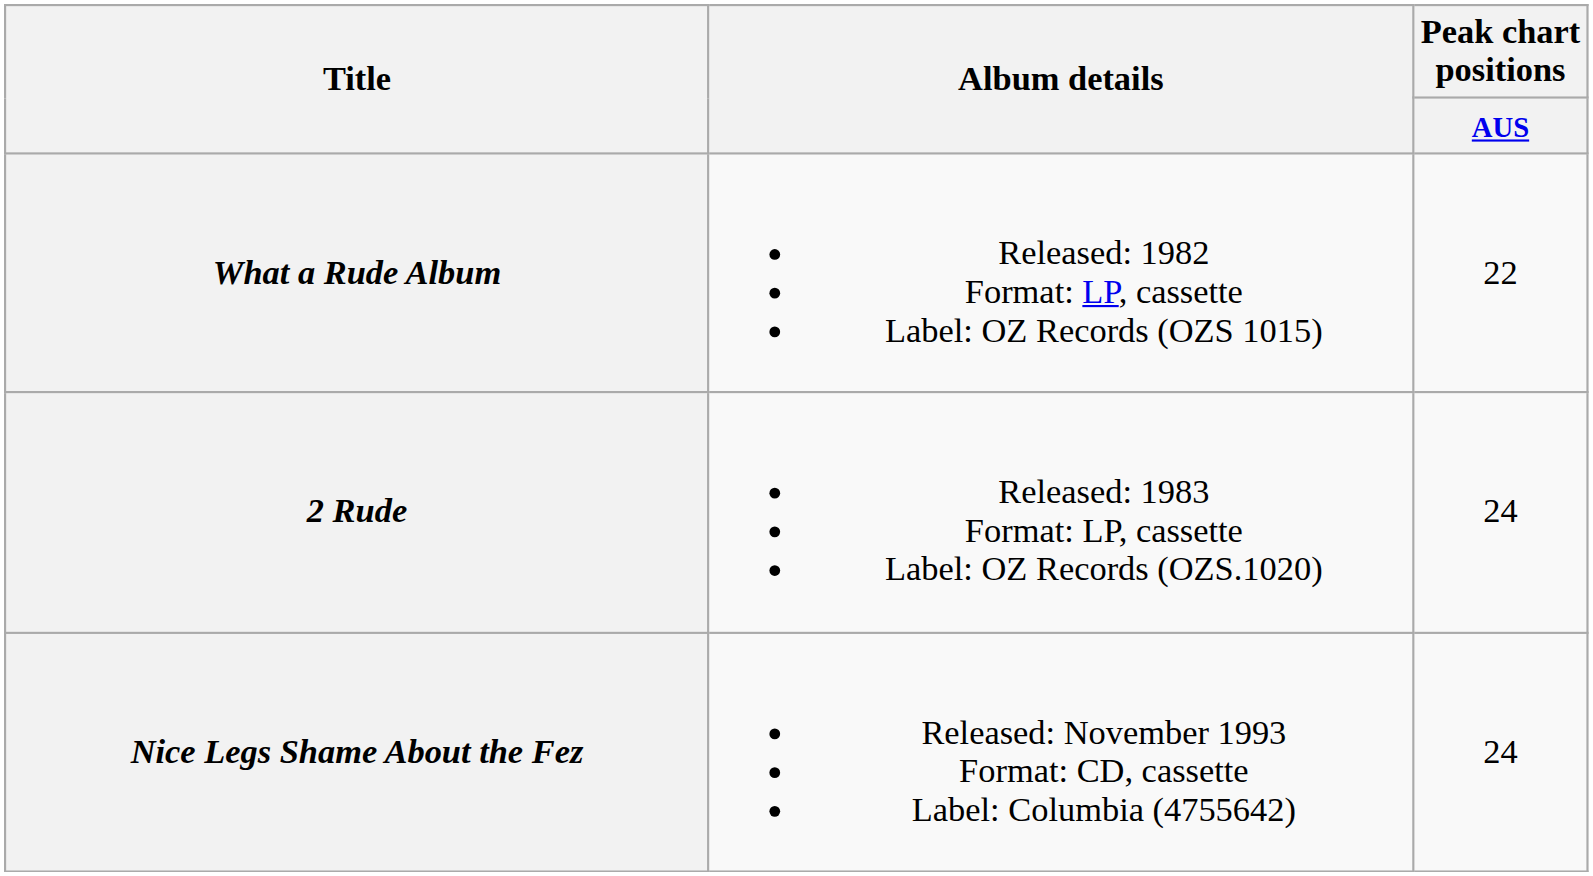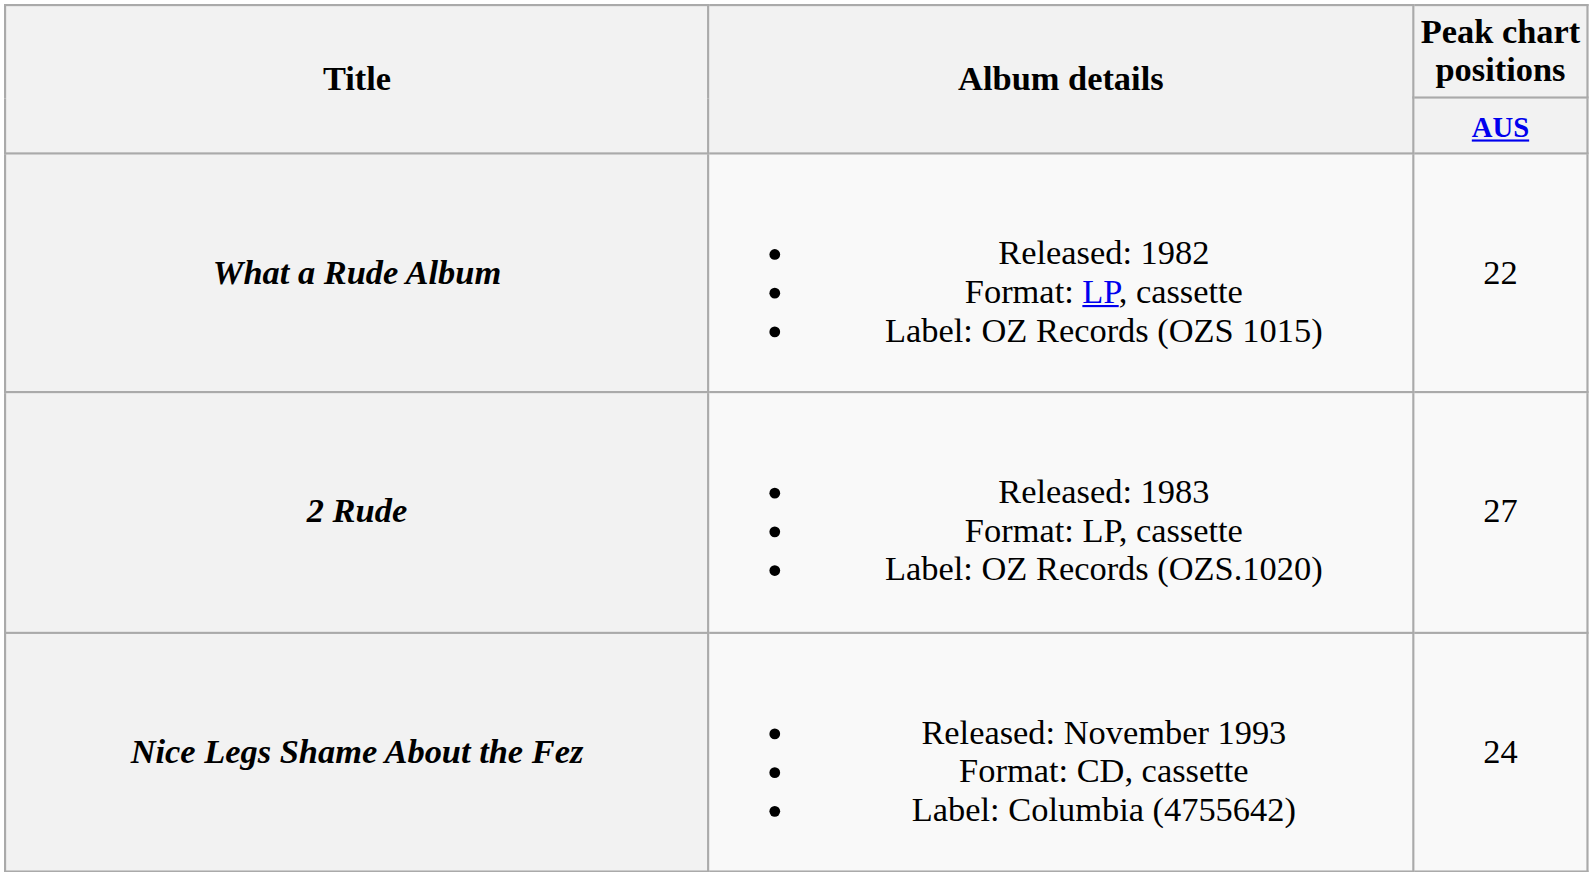(1500, 511) 24 -> (1500, 511) 27
